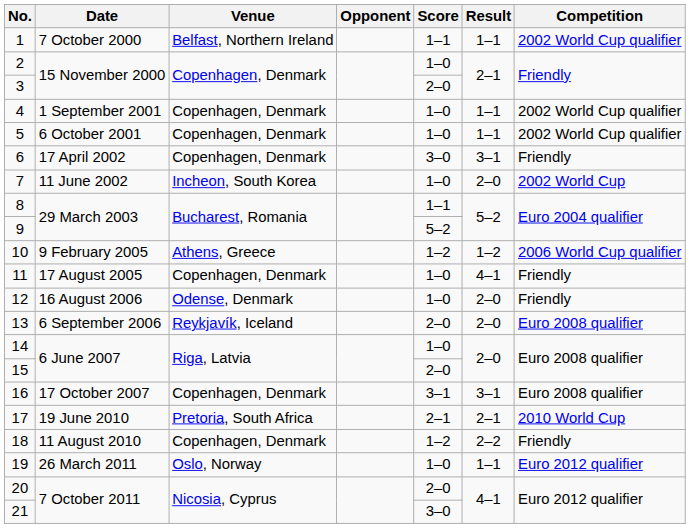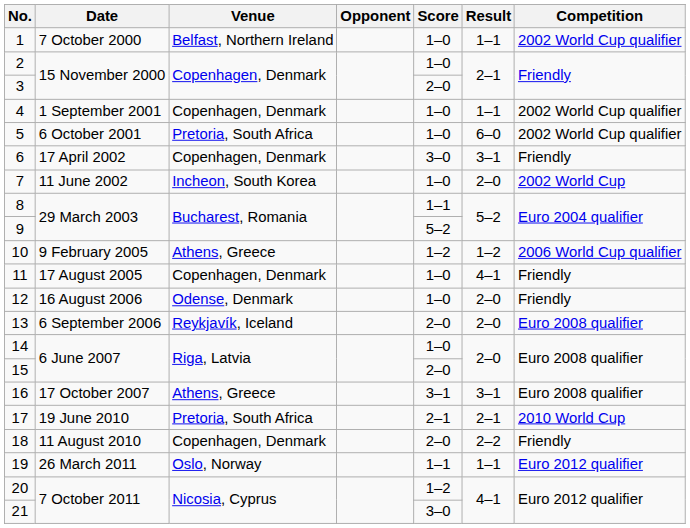(438, 39) 1–1 -> (438, 39) 1–0
(249, 134) Copenhagen, Denmark -> (242, 134) Pretoria, South Africa
(488, 134) 1–1 -> (488, 134) 6–0
(249, 393) Copenhagen, Denmark -> (224, 393) Athens, Greece
(438, 441) 1–2 -> (438, 441) 2–0
(438, 464) 1–0 -> (438, 464) 1–1
(438, 488) 2–0 -> (438, 488) 1–2
